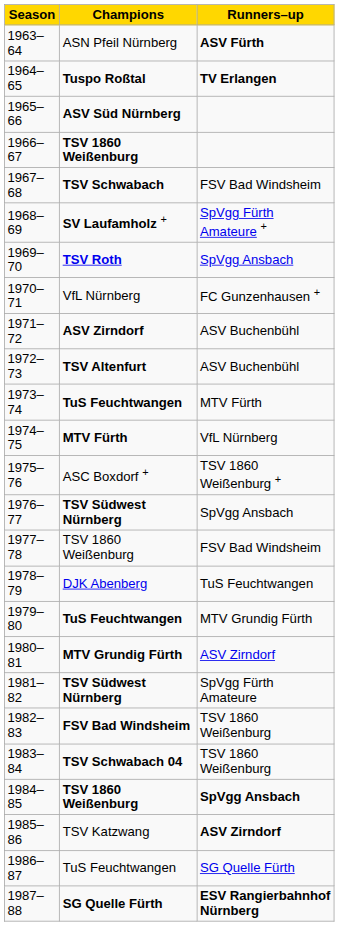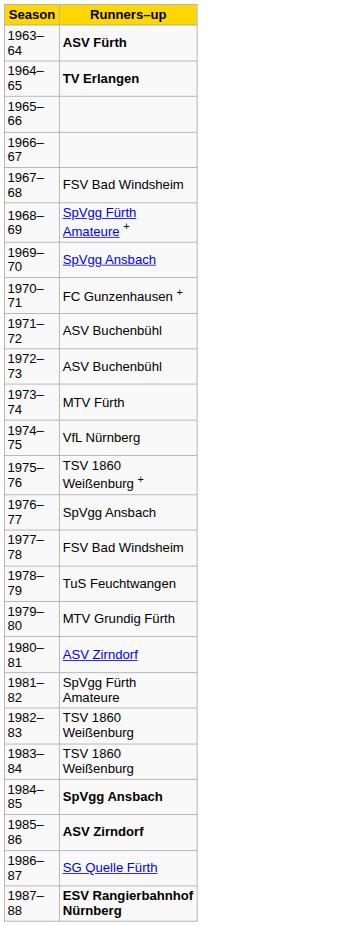- column: (128, 14)
